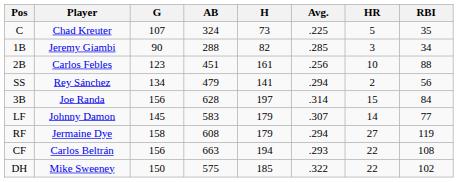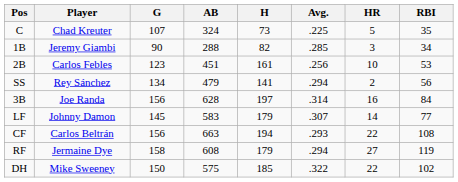(426, 64) 88 -> (426, 64) 53
(372, 99) 15 -> (372, 99) 16
rows swapped: (19, 151) <-> (19, 133)
